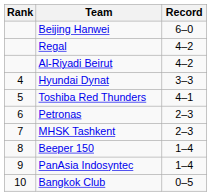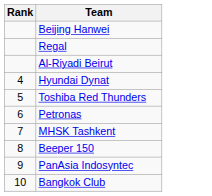- column: (184, 13)
